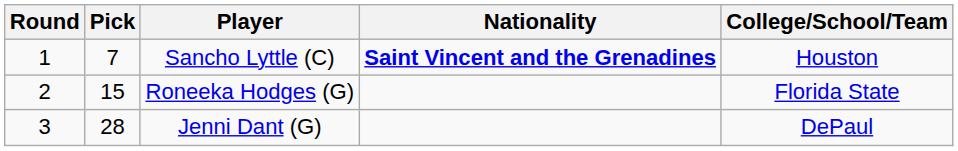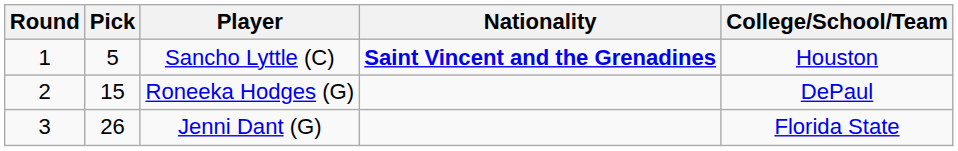(113, 57) 7 -> (113, 57) 5
(837, 92) Florida State -> (837, 92) DePaul
(113, 127) 28 -> (113, 127) 26
(837, 127) DePaul -> (837, 127) Florida State
